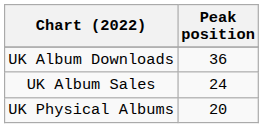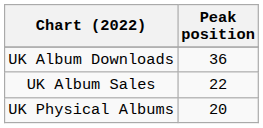(218, 85) 24 -> (218, 85) 22
